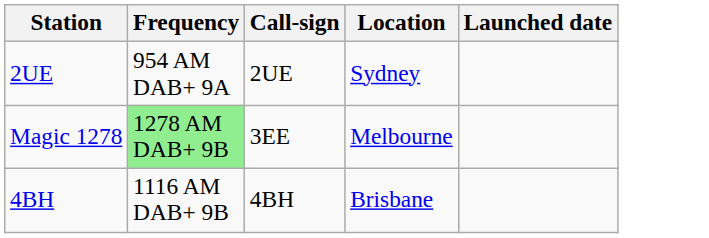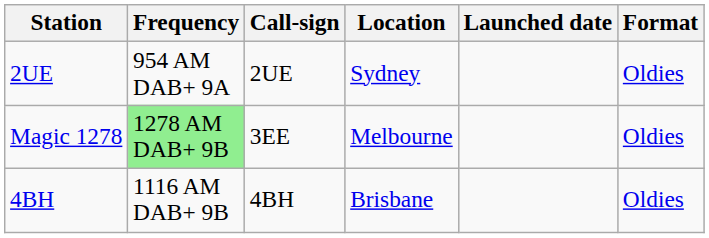+ column: (660, 23)
